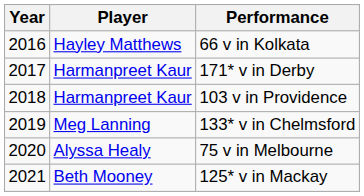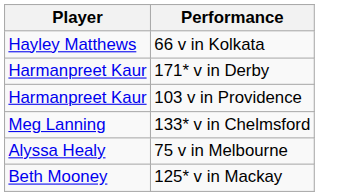- column: (27, 17)
